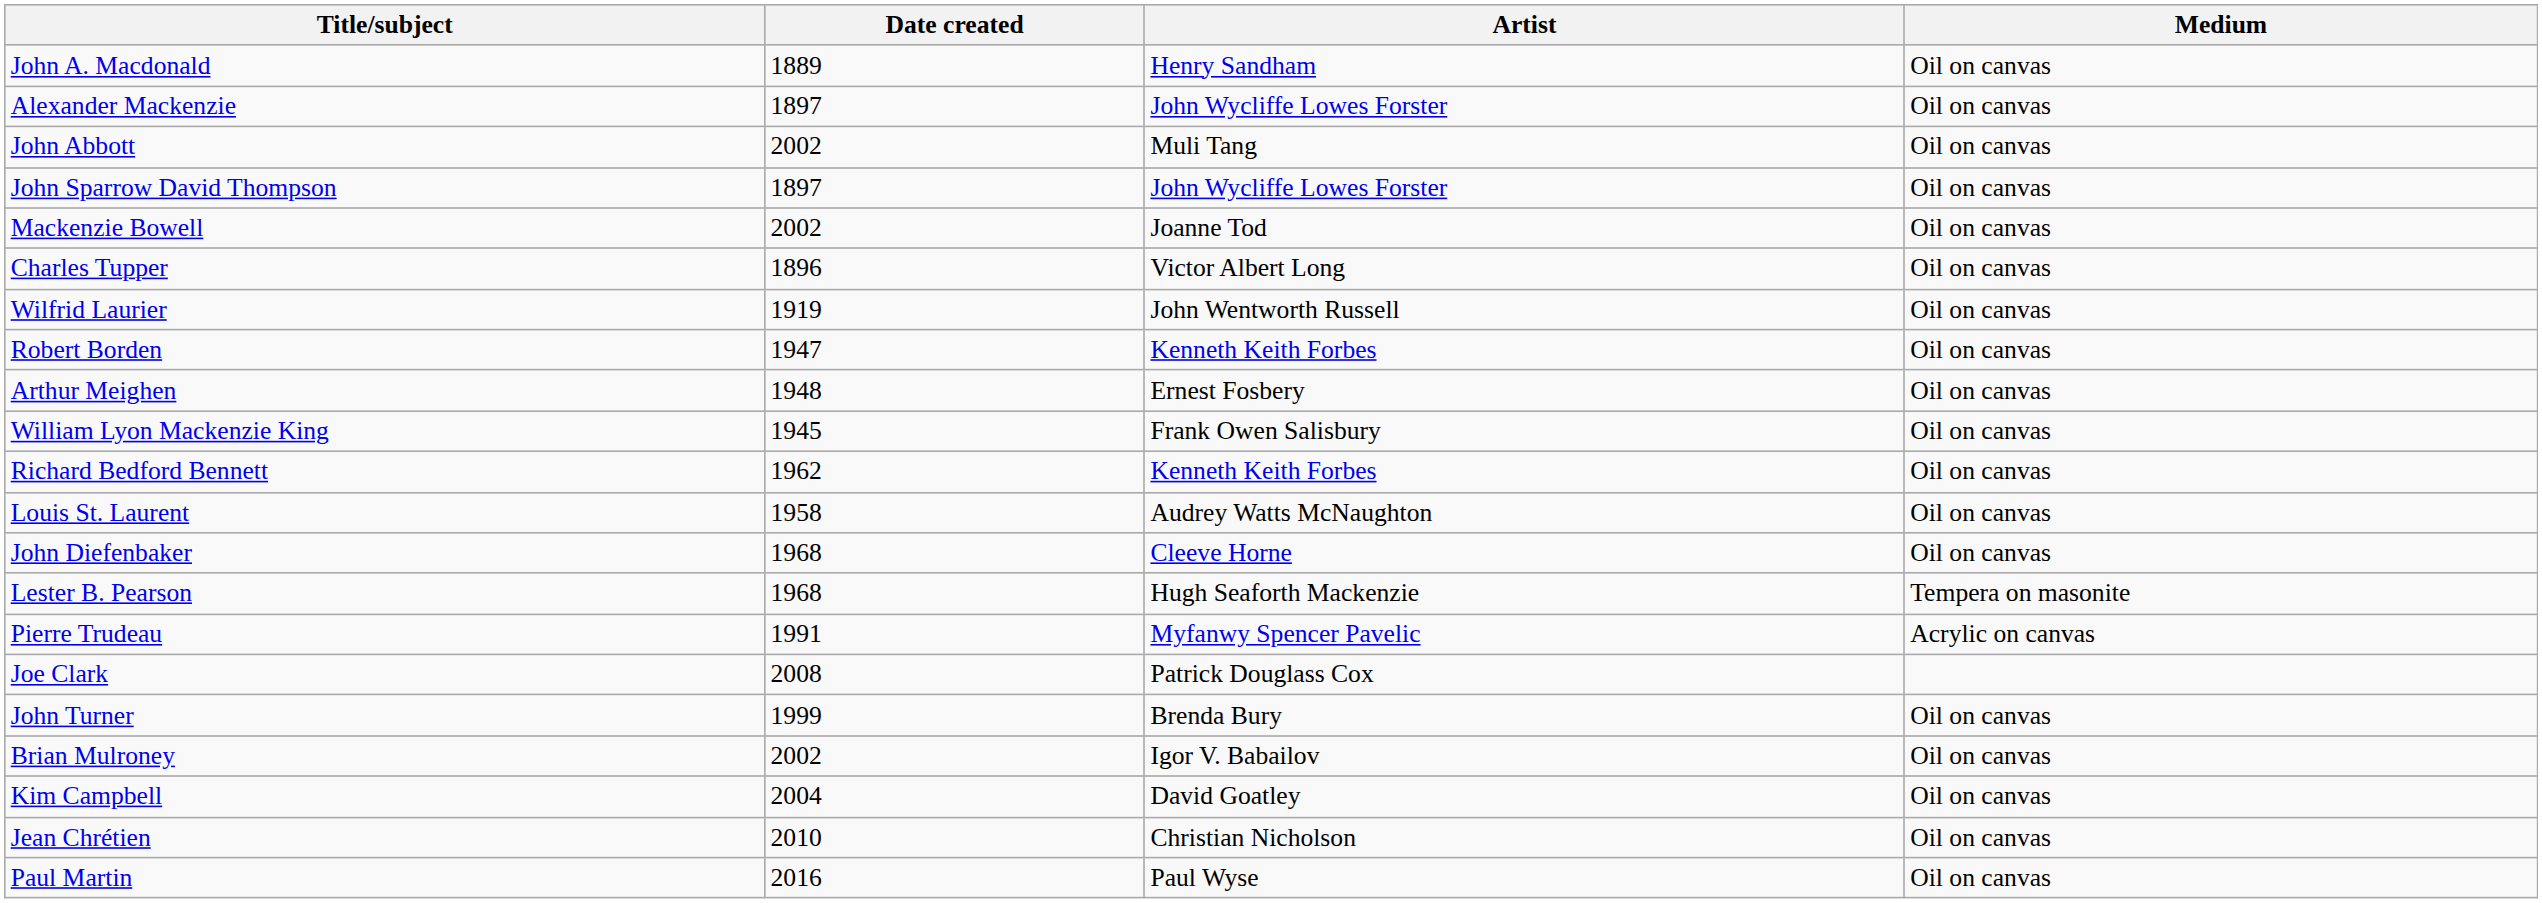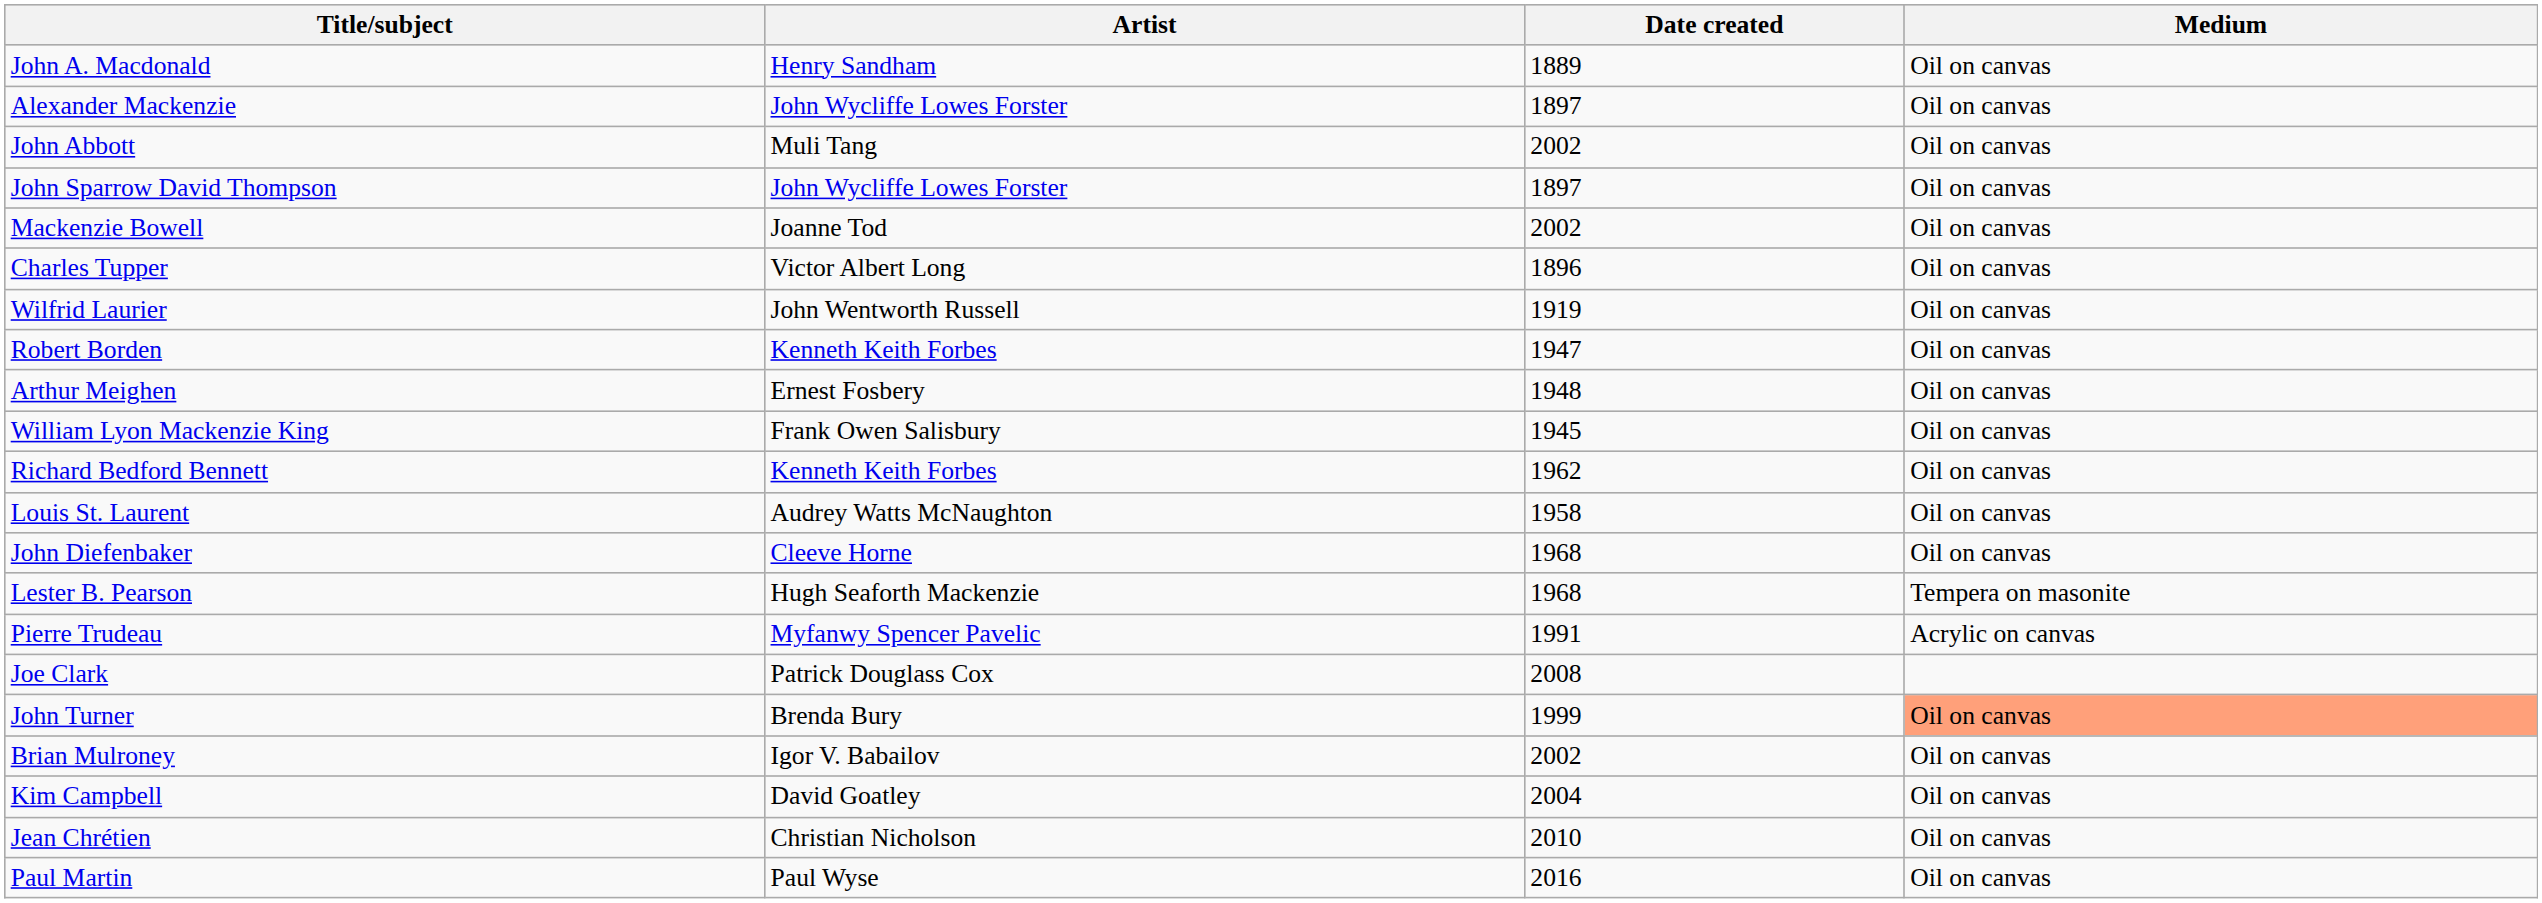columns swapped: (1524, 24) <-> (955, 24)
(1981, 715) no background -> (1981, 715) lightsalmon background
